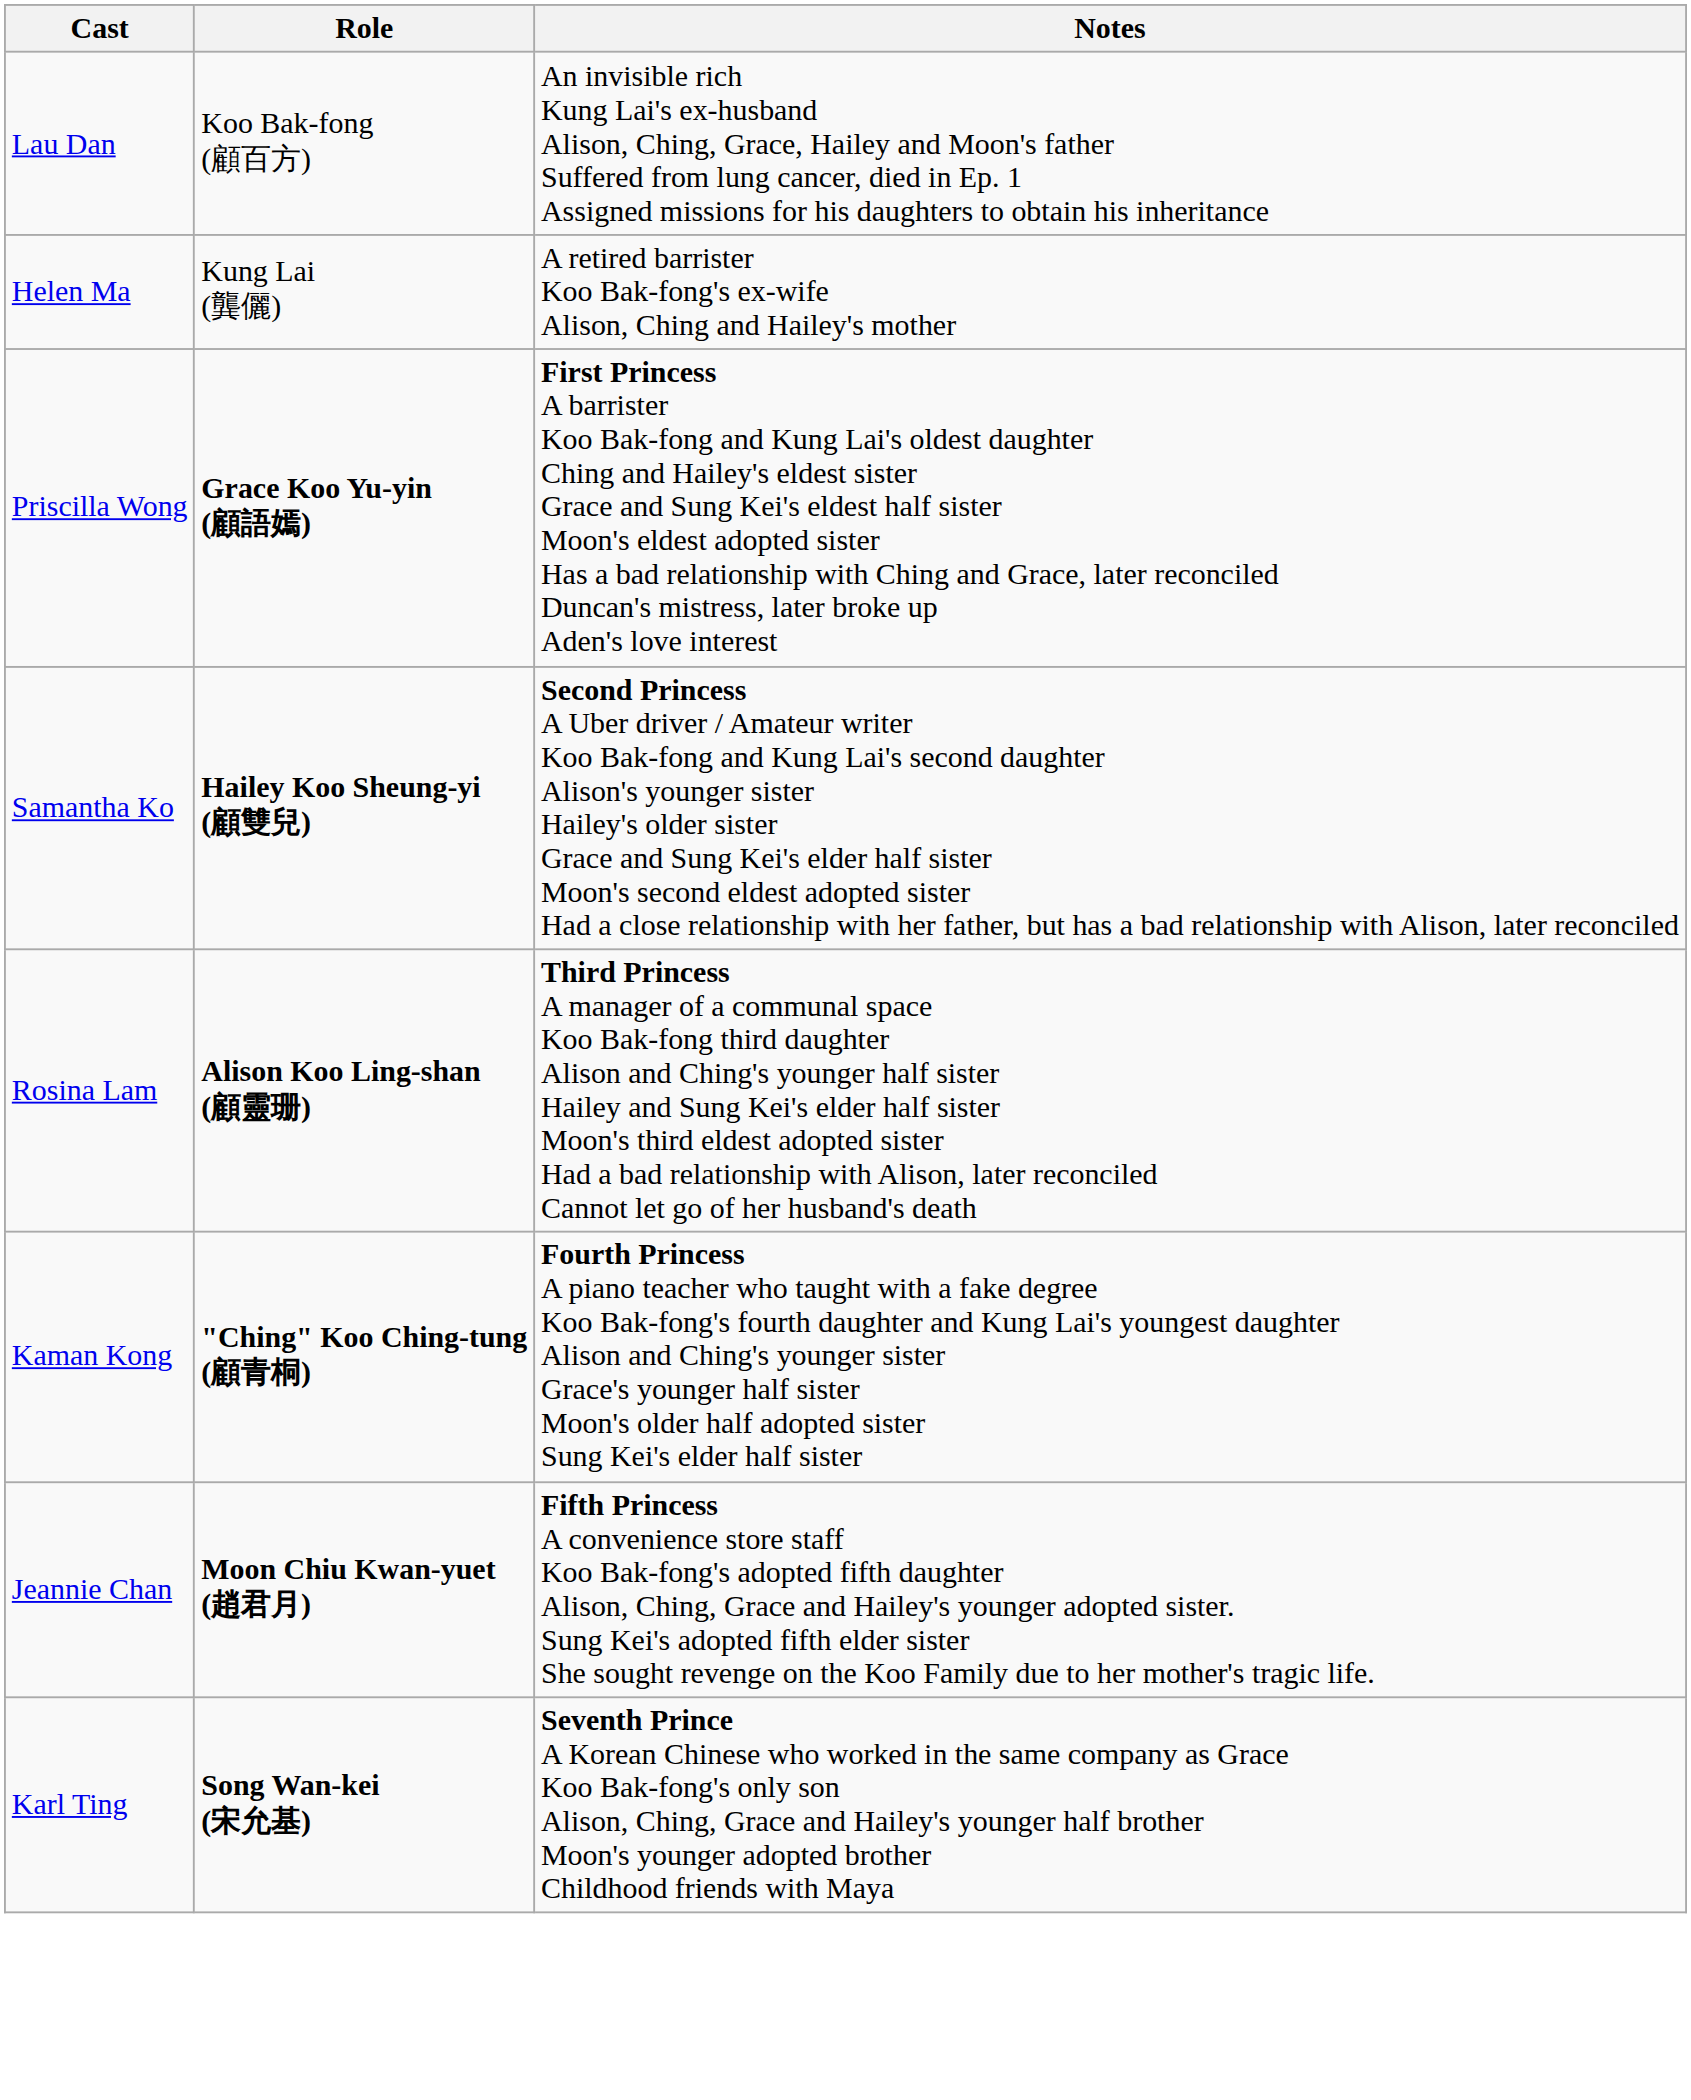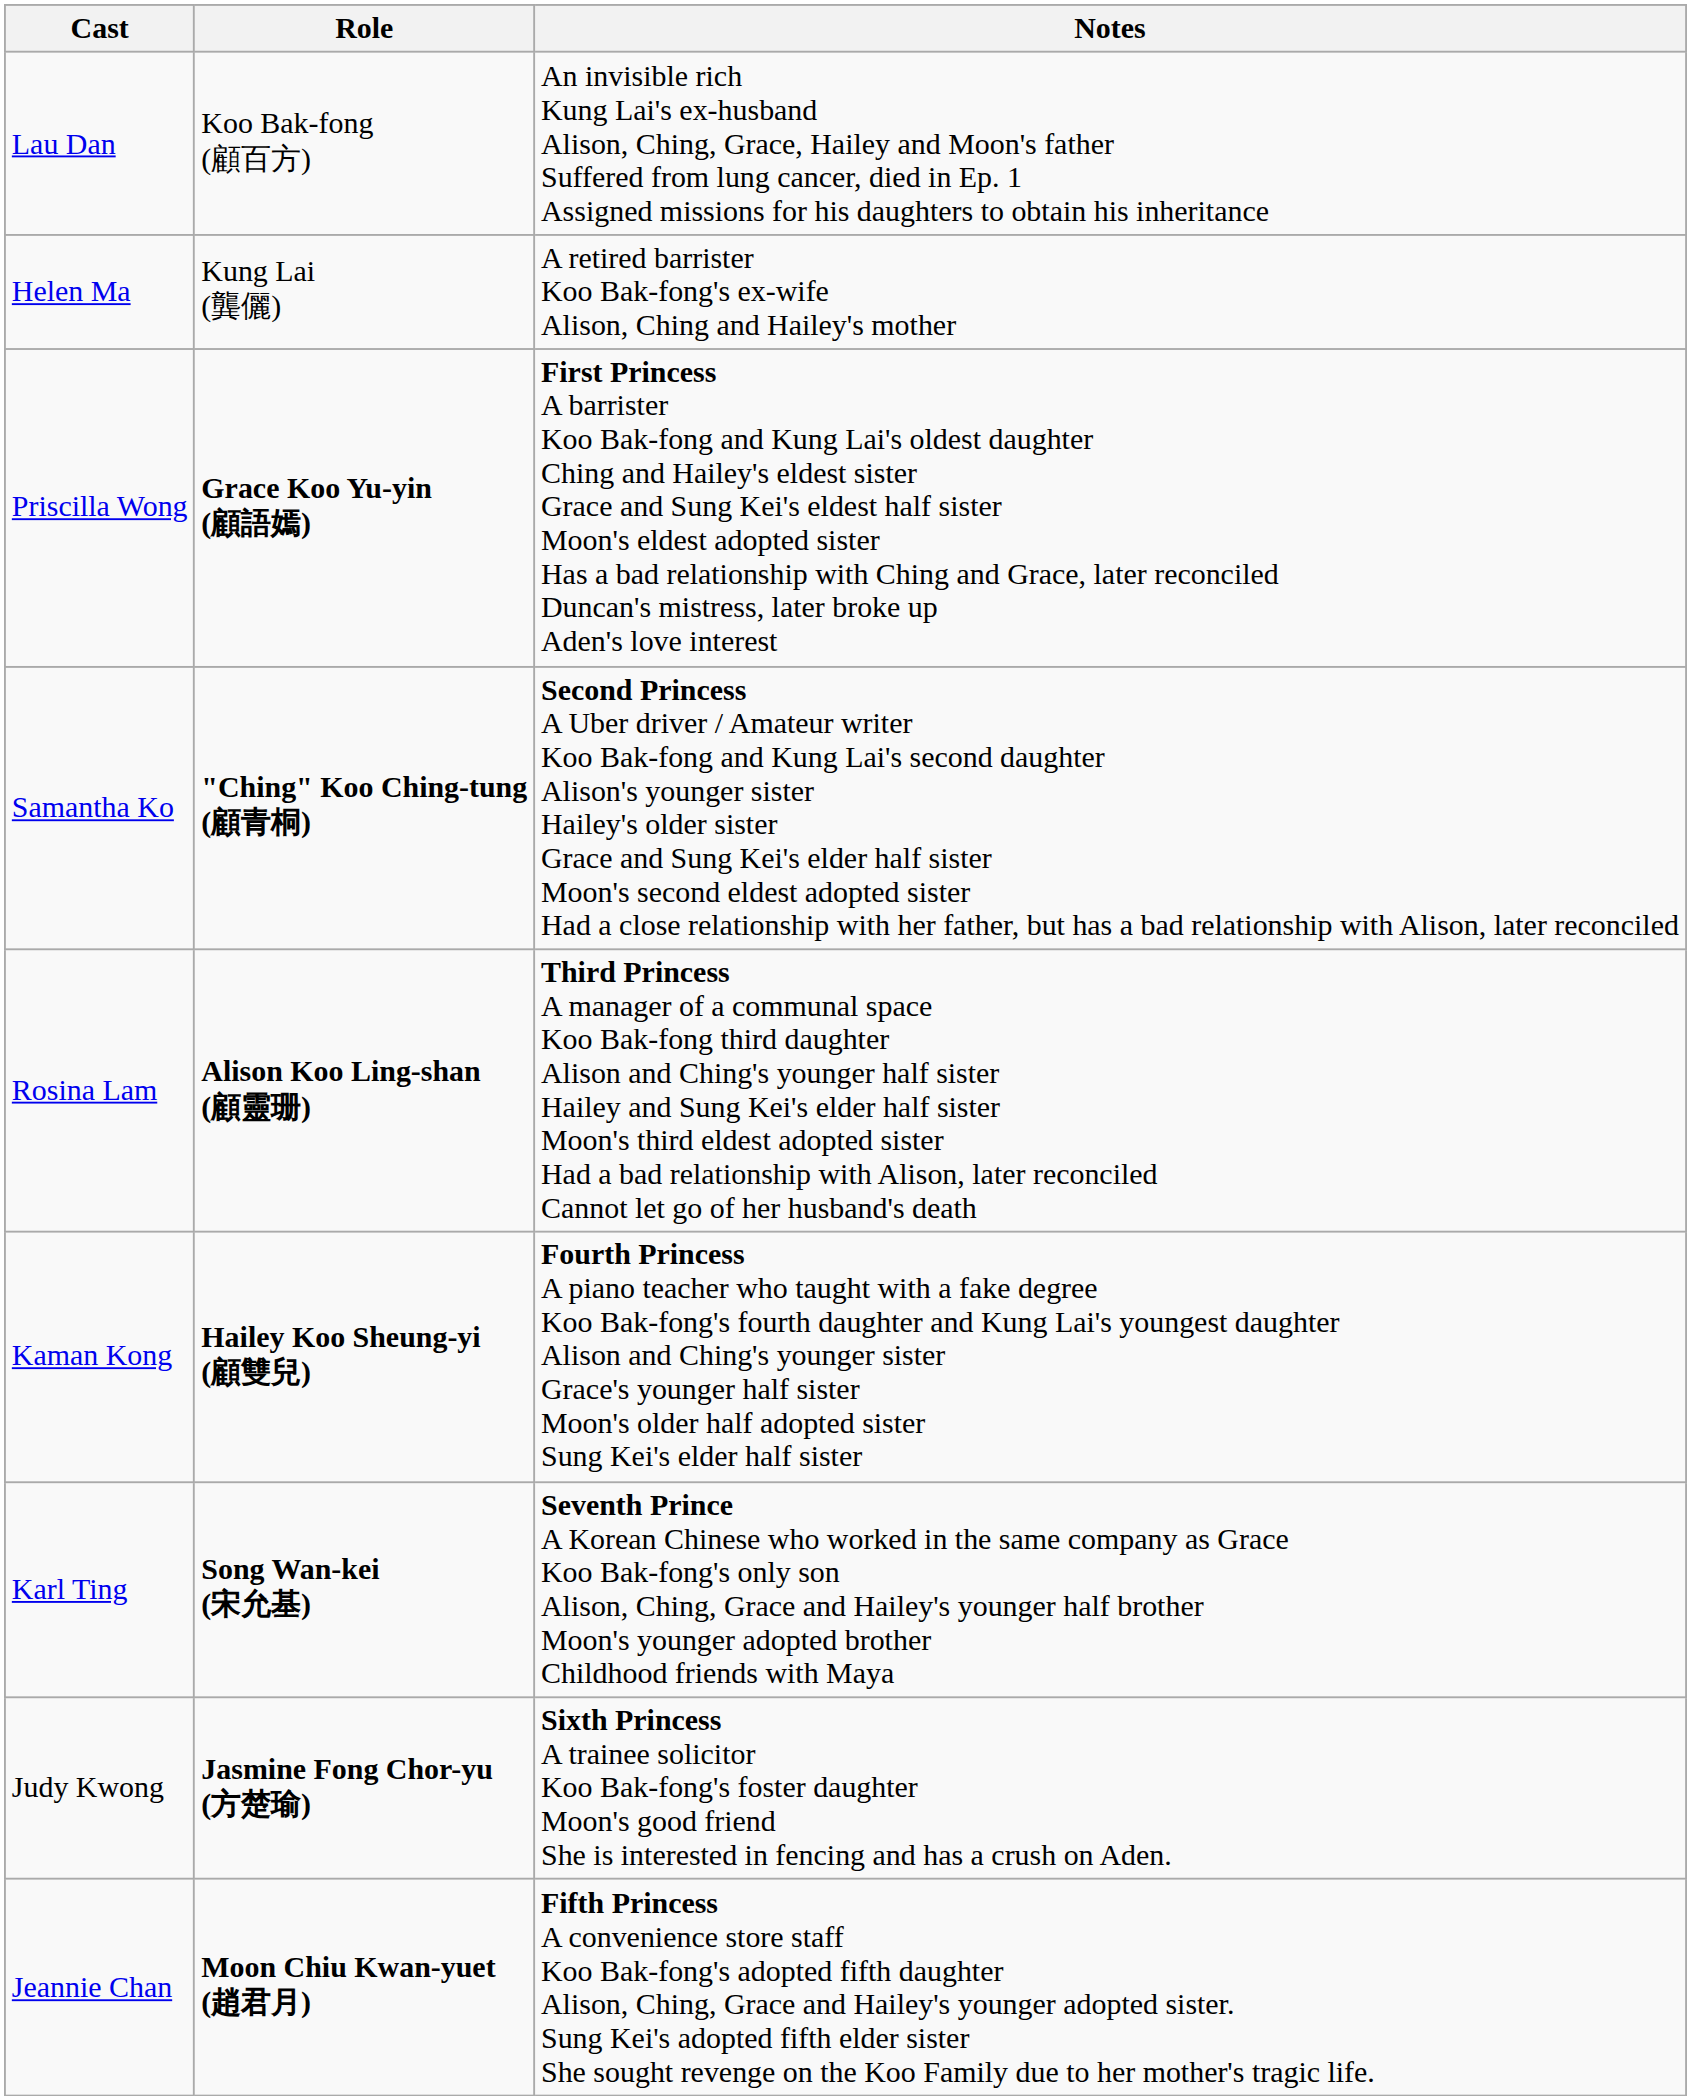(341, 805) Hailey Koo Sheung-yi (顧雙兒) -> (364, 805) "Ching" Koo Ching-tung (顧青桐)
(364, 1354) "Ching" Koo Ching-tung (顧青桐) -> (341, 1354) Hailey Koo Sheung-yi (顧雙兒)
rows swapped: (92, 1588) <-> (70, 1804)
+ row: (88, 1787)
